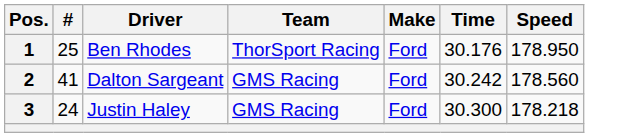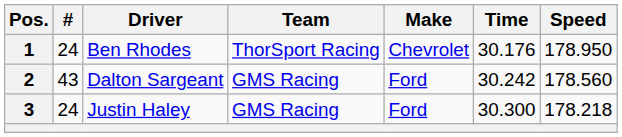(68, 50) 25 -> (68, 50) 24
(408, 50) Ford -> (429, 50) Chevrolet
(68, 79) 41 -> (68, 79) 43
